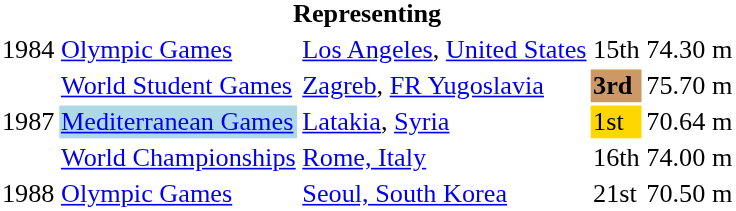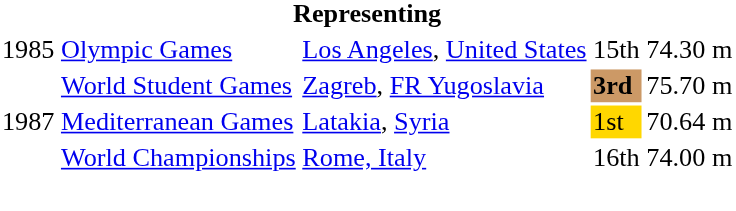(28, 49) 1984 -> (28, 49) 1985
(177, 121) lightblue background -> (177, 121) no background
- row: (405, 193)
